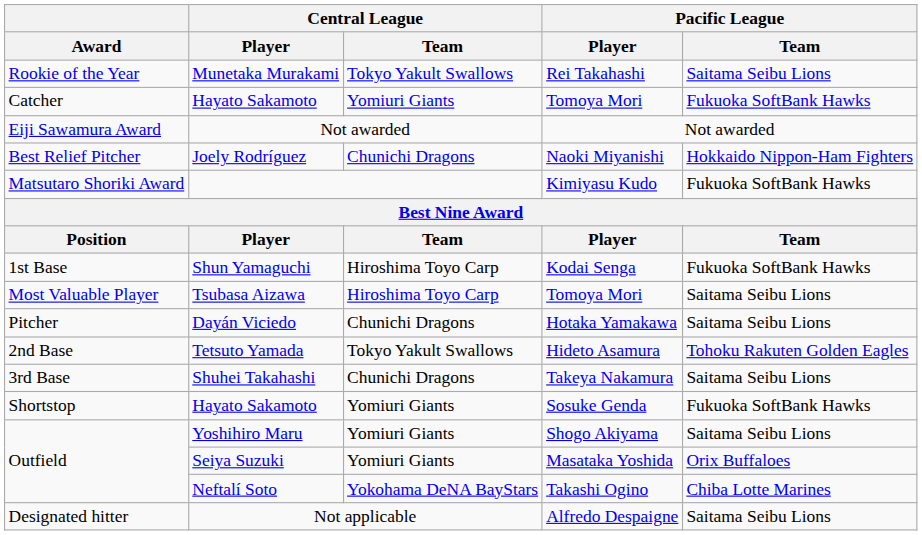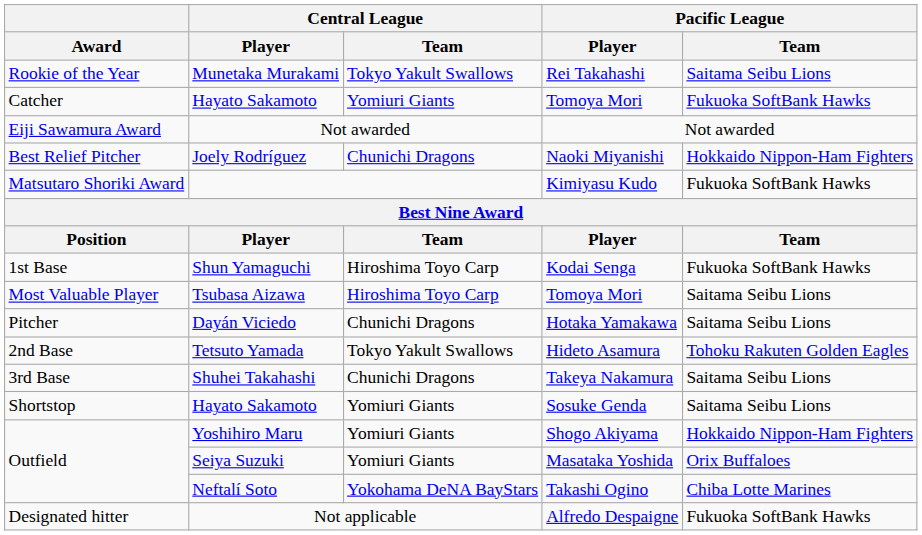(778, 405) Fukuoka SoftBank Hawks -> (759, 405) Saitama Seibu Lions
(759, 433) Saitama Seibu Lions -> (800, 433) Hokkaido Nippon-Ham Fighters
(759, 516) Saitama Seibu Lions -> (778, 516) Fukuoka SoftBank Hawks
